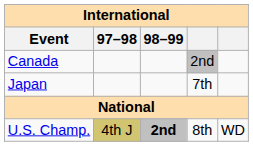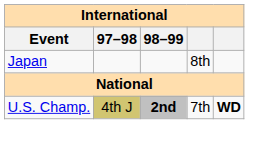- row: (33, 61)
(202, 84) 7th -> (200, 61) 8th
(202, 130) 8th -> (200, 107) 7th
(233, 130) normal -> (229, 107) bold
